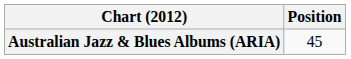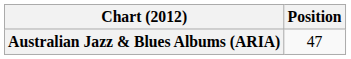(315, 41) 45 -> (315, 41) 47
